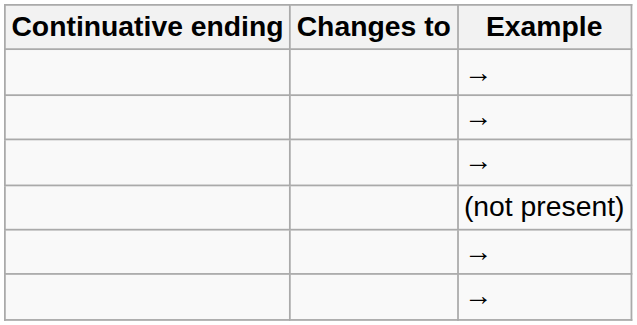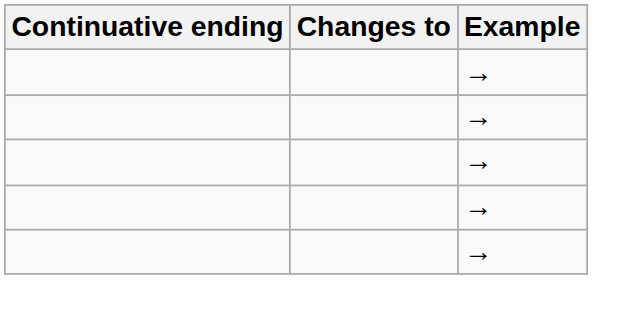- row: (148, 207)
